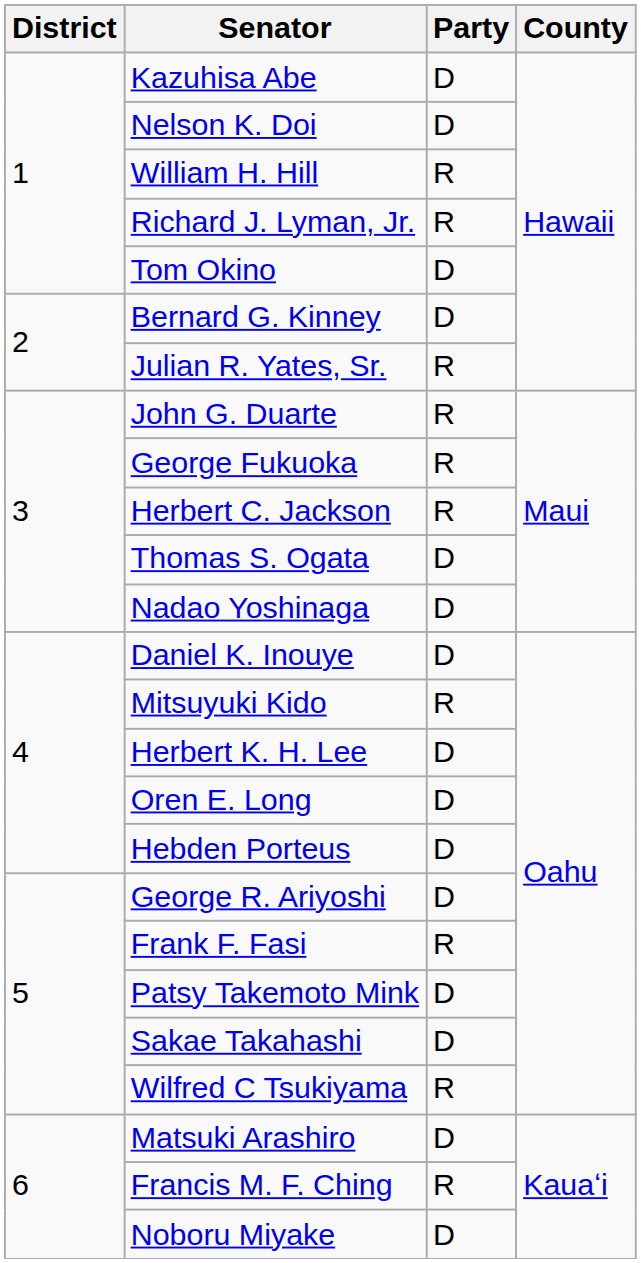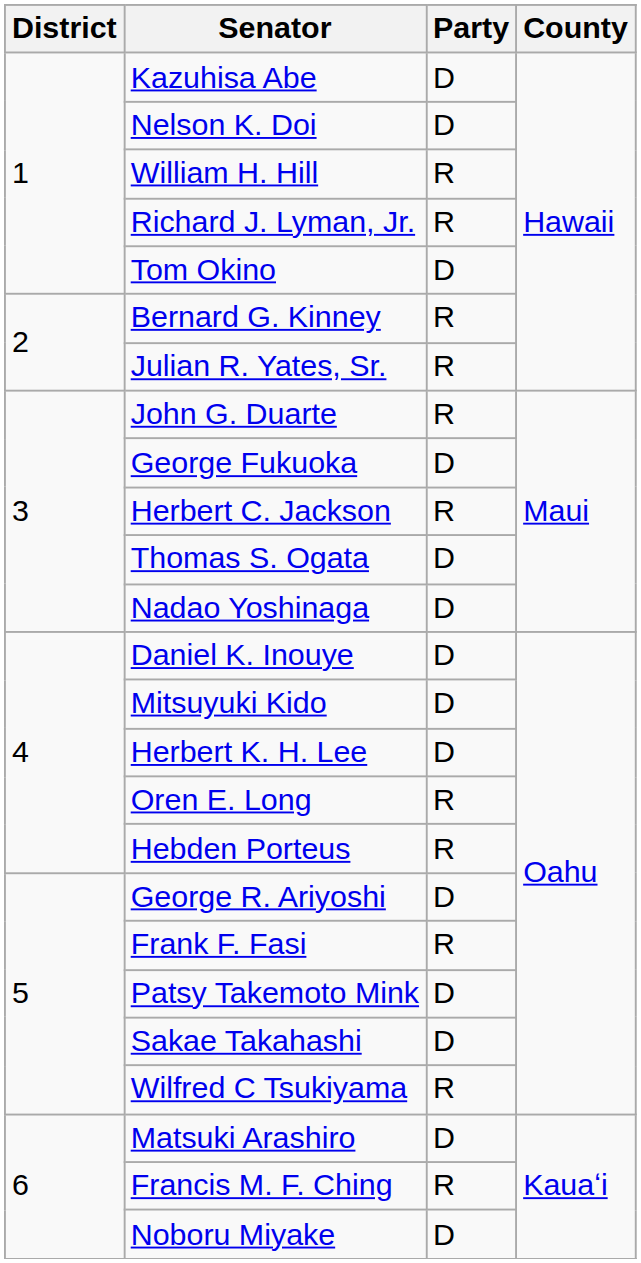(444, 317) D -> (444, 317) R
(444, 462) R -> (444, 462) D
(444, 703) R -> (444, 703) D
(444, 800) D -> (444, 800) R
(444, 848) D -> (444, 848) R
